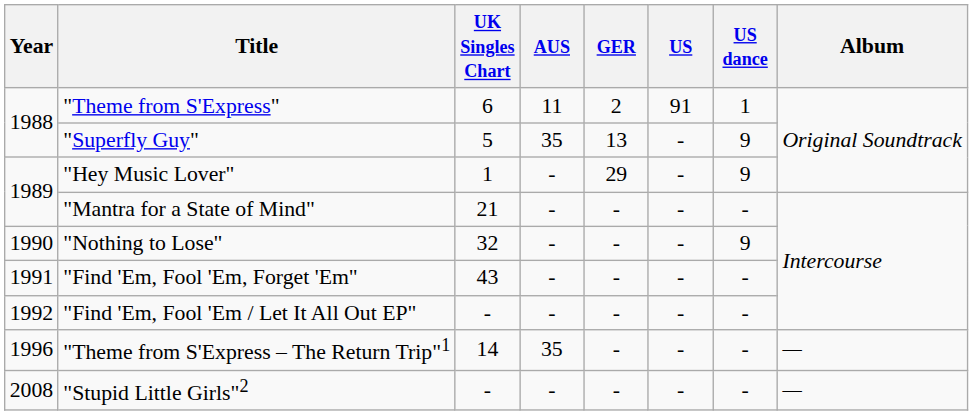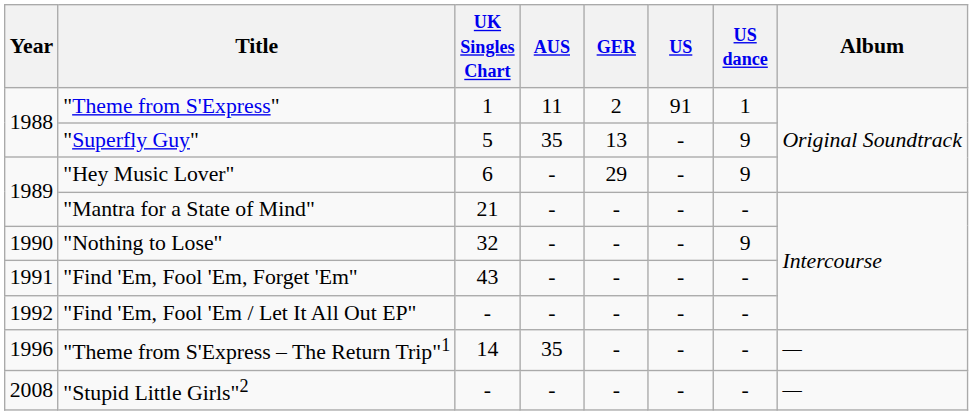(487, 105) 6 -> (487, 105) 1
(487, 174) 1 -> (487, 174) 6
